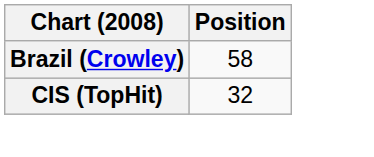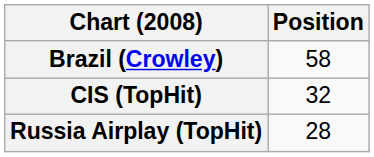+ row: (136, 132)
